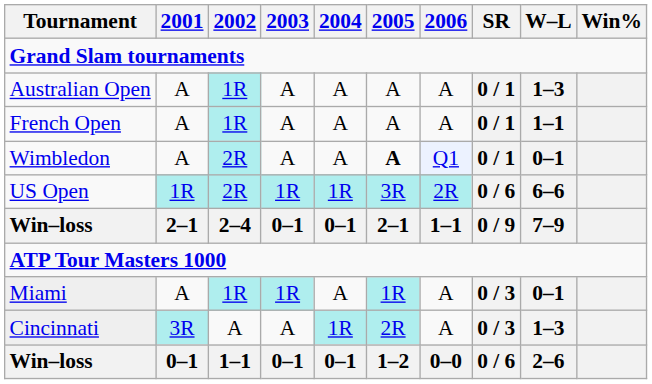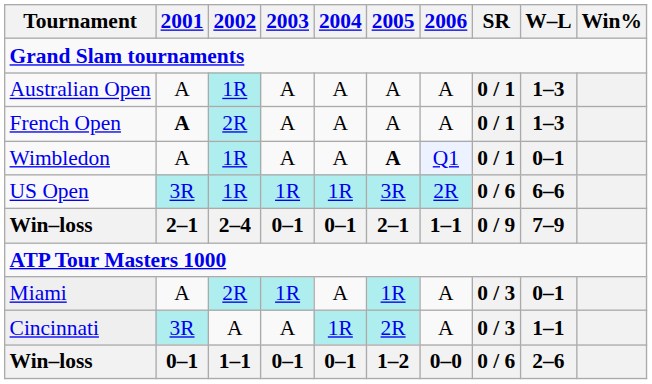(182, 123) normal -> (182, 123) bold
(235, 123) 1R -> (235, 123) 2R
(548, 123) 1–1 -> (548, 123) 1–3
(235, 157) 2R -> (235, 157) 1R
(182, 191) 1R -> (182, 191) 3R
(235, 191) 2R -> (235, 191) 1R
(235, 293) 1R -> (235, 293) 2R
(548, 327) 1–3 -> (548, 327) 1–1
